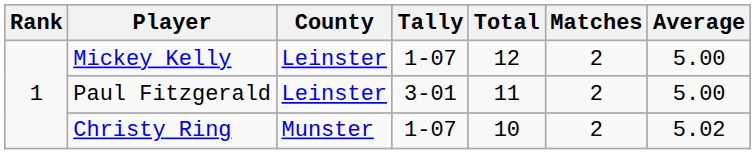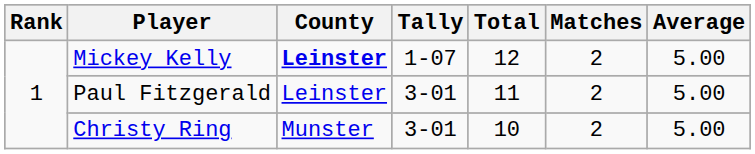(334, 59) normal -> (334, 59) bold
(430, 130) 1-07 -> (430, 130) 3-01
(699, 130) 5.02 -> (699, 130) 5.00
